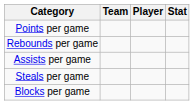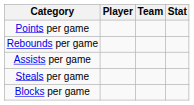columns swapped: (148, 12) <-> (115, 12)
